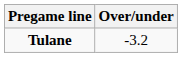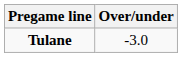(136, 40) -3.2 -> (136, 40) -3.0
